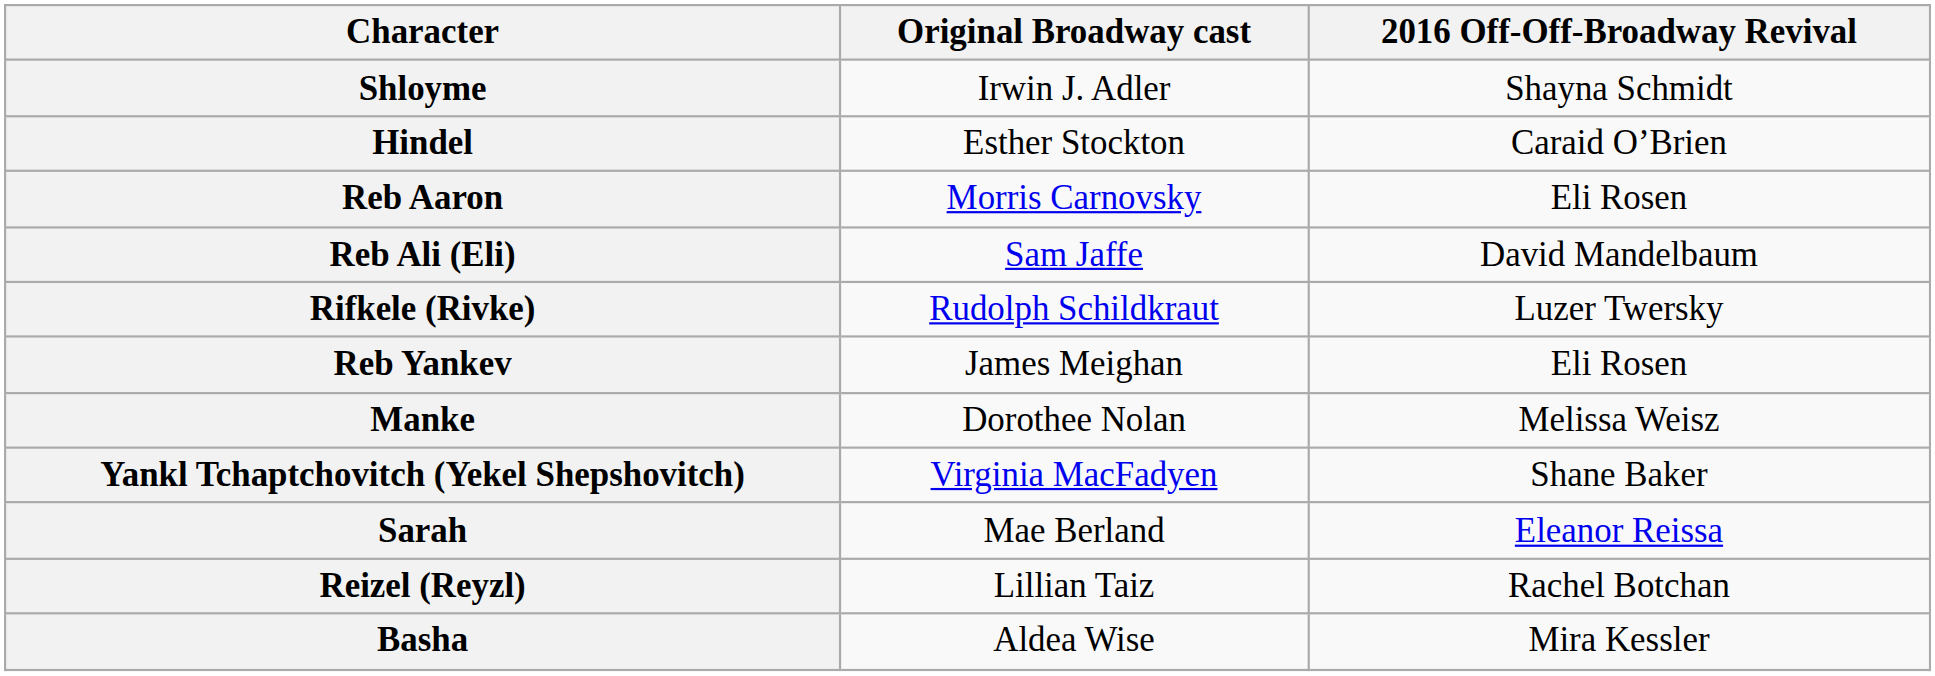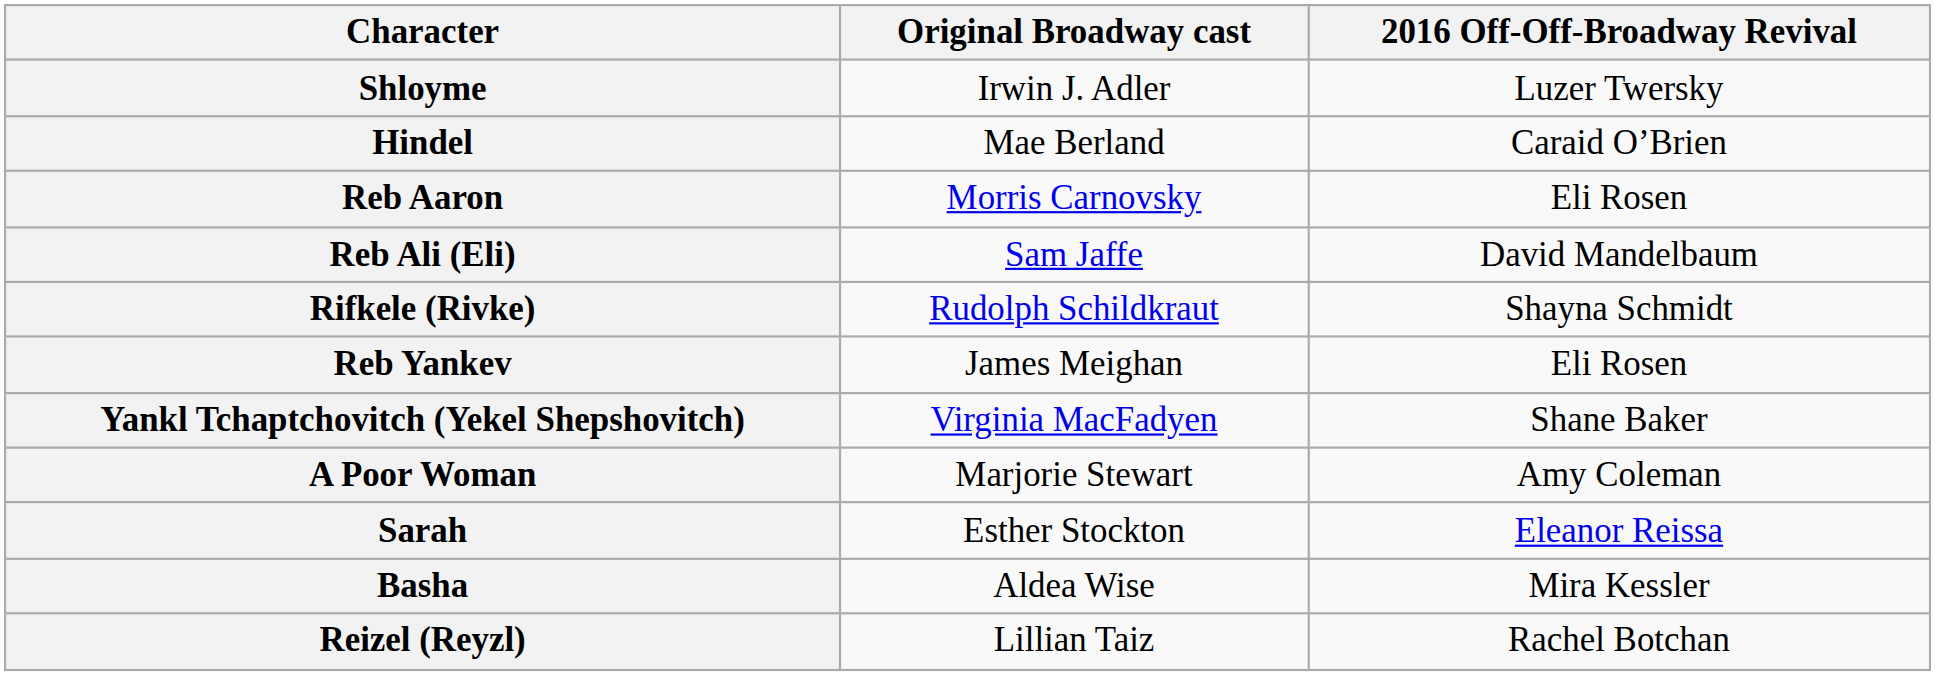(1619, 87) Shayna Schmidt -> (1619, 87) Luzer Twersky
(1074, 142) Esther Stockton -> (1074, 142) Mae Berland
(1619, 308) Luzer Twersky -> (1619, 308) Shayna Schmidt
- row: (423, 419)
+ row: (423, 474)
(1074, 530) Mae Berland -> (1074, 530) Esther Stockton
rows swapped: (423, 585) <-> (423, 640)
